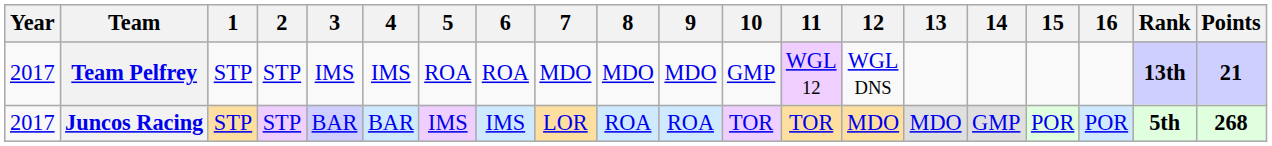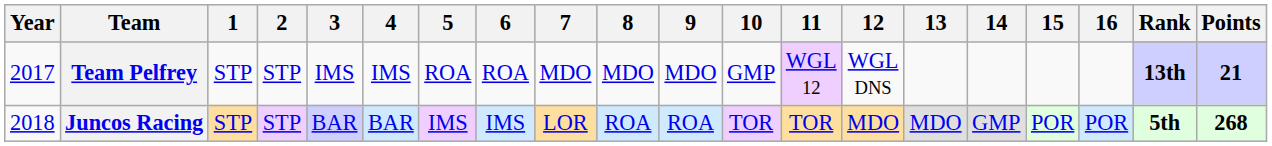(32, 123) 2017 -> (32, 123) 2018
